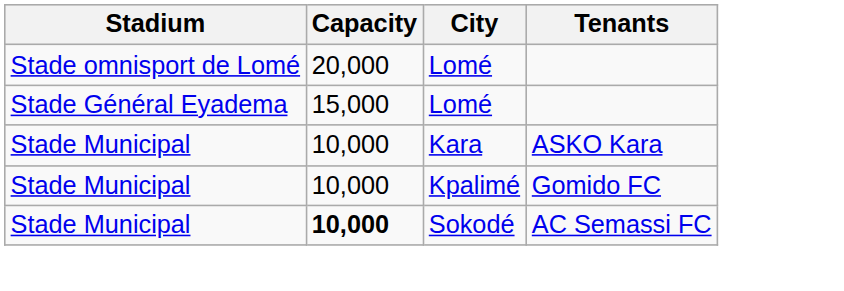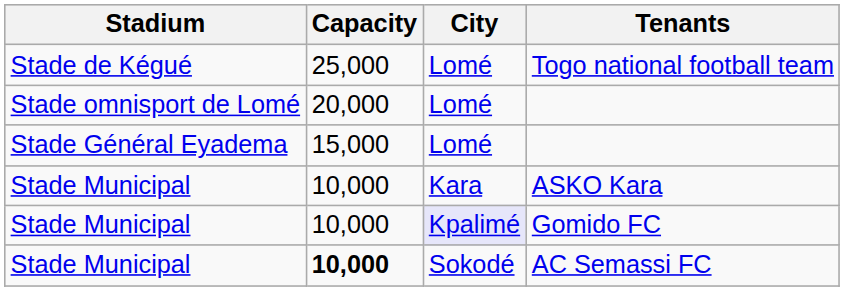+ row: (101, 64)
(474, 184) no background -> (474, 225) lavender background
